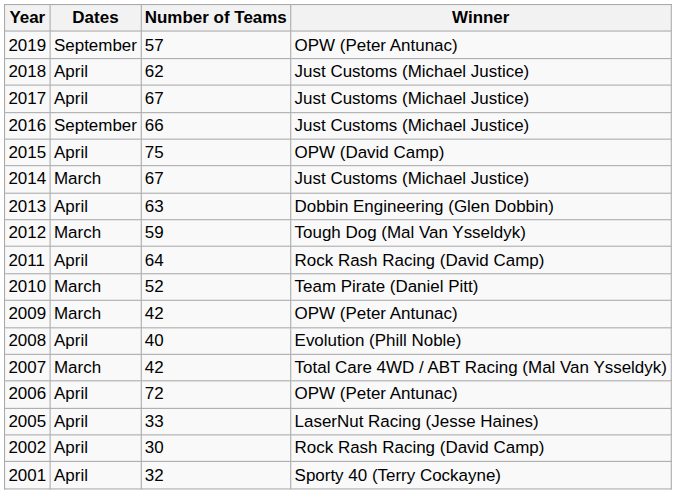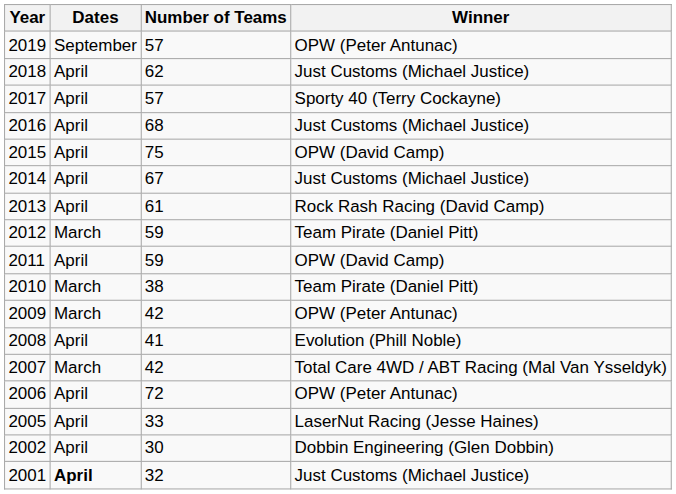(154, 98) 67 -> (154, 98) 57
(412, 98) Just Customs (Michael Justice) -> (398, 98) Sporty 40 (Terry Cockayne)
(95, 125) September -> (71, 125) April
(154, 125) 66 -> (154, 125) 68
(78, 179) March -> (71, 179) April
(154, 206) 63 -> (154, 206) 61
(424, 206) Dobbin Engineering (Glen Dobbin) -> (419, 206) Rock Rash Racing (David Camp)
(410, 233) Tough Dog (Mal Van Ysseldyk) -> (386, 233) Team Pirate (Daniel Pitt)
(154, 260) 64 -> (154, 260) 59
(419, 260) Rock Rash Racing (David Camp) -> (369, 260) OPW (David Camp)
(154, 286) 52 -> (154, 286) 38
(154, 340) 40 -> (154, 340) 41
(419, 448) Rock Rash Racing (David Camp) -> (424, 448) Dobbin Engineering (Glen Dobbin)
(71, 475) normal -> (73, 475) bold
(398, 475) Sporty 40 (Terry Cockayne) -> (412, 475) Just Customs (Michael Justice)
